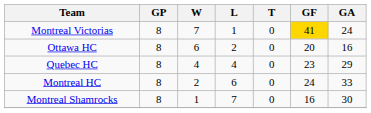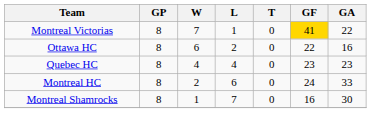(347, 30) 24 -> (347, 30) 22
(309, 47) 20 -> (309, 47) 22
(347, 64) 29 -> (347, 64) 23
